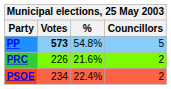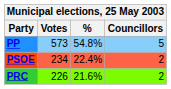(60, 44) bold -> (60, 44) normal
rows swapped: (21, 76) <-> (17, 60)
